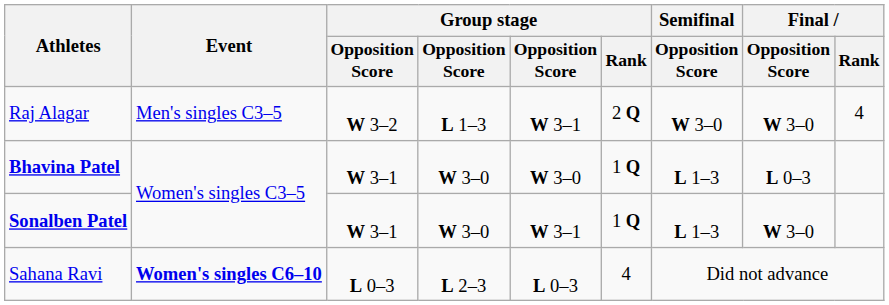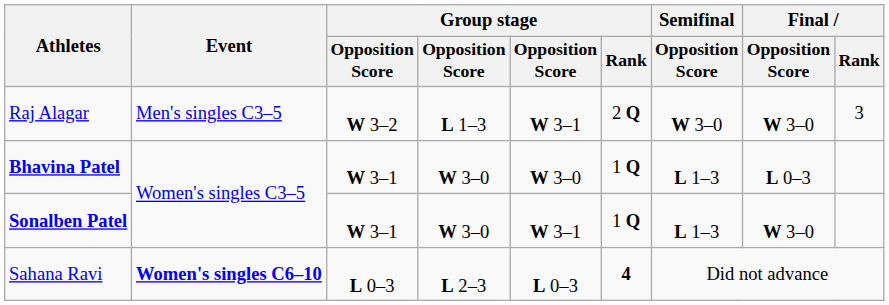(859, 113) 4 -> (859, 113) 3
(626, 274) normal -> (626, 274) bold
